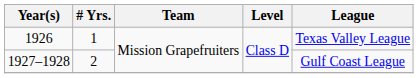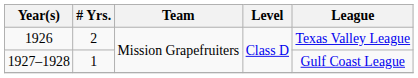(94, 38) 1 -> (94, 38) 2
(94, 61) 2 -> (94, 61) 1
